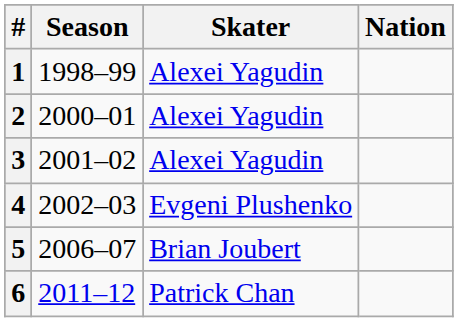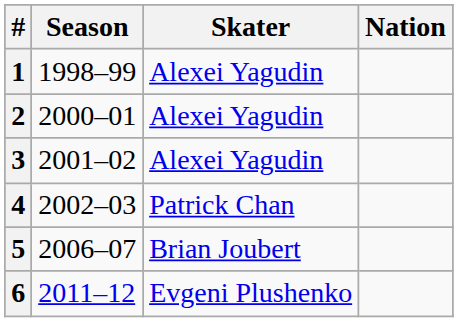(251, 204) Evgeni Plushenko -> (222, 204) Patrick Chan
(222, 293) Patrick Chan -> (251, 293) Evgeni Plushenko
